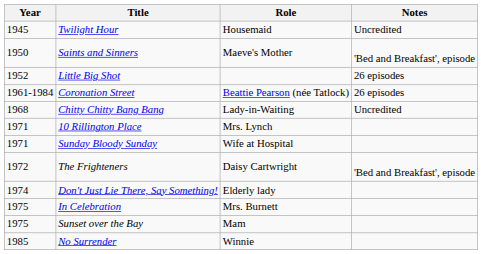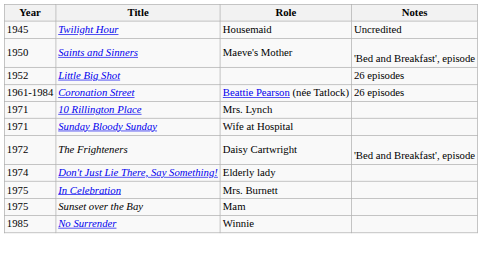- row: (111, 110)
